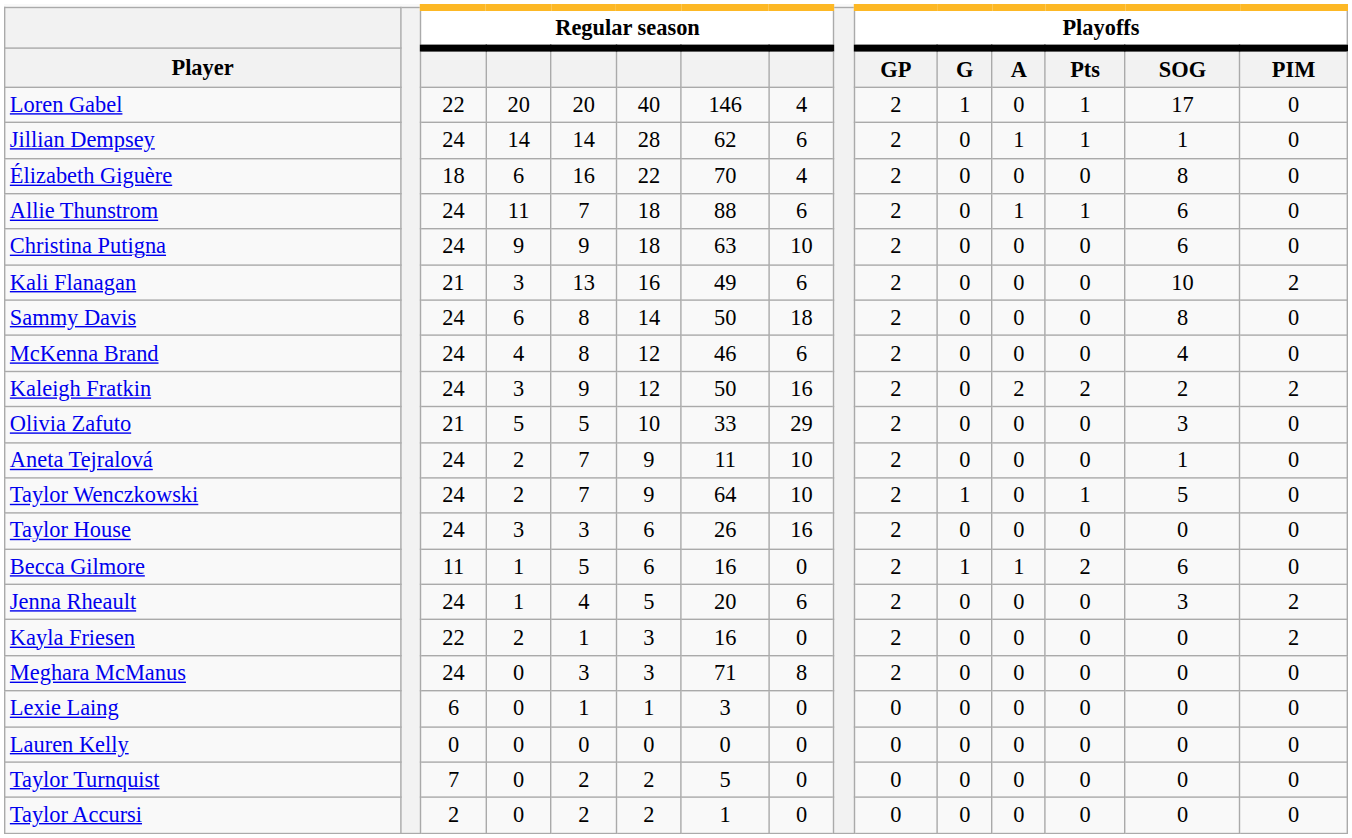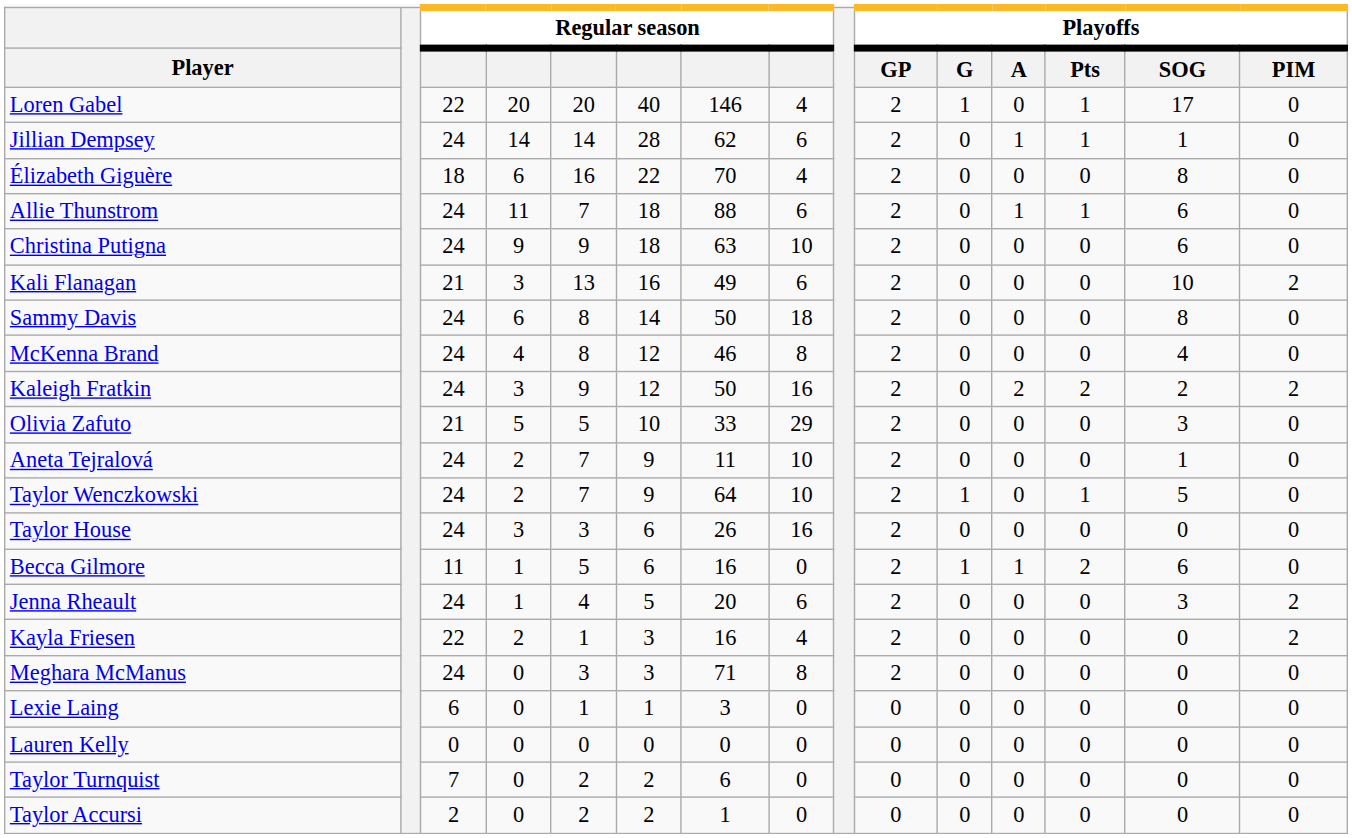(802, 353) 6 -> (802, 353) 8
(802, 637) 0 -> (802, 637) 4
(725, 779) 5 -> (725, 779) 6
